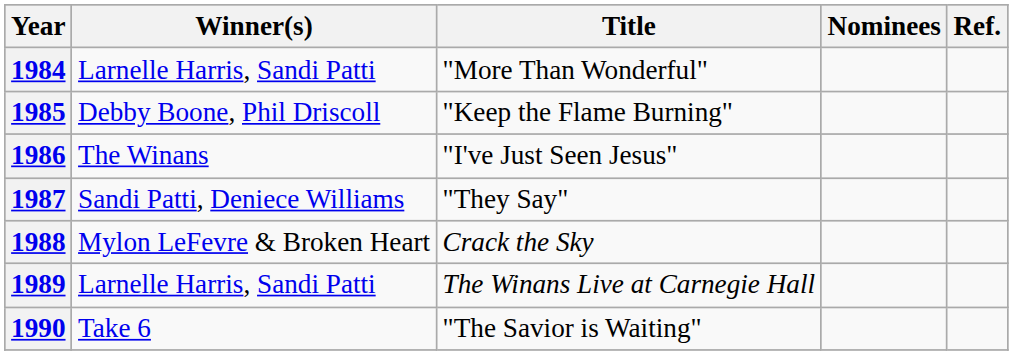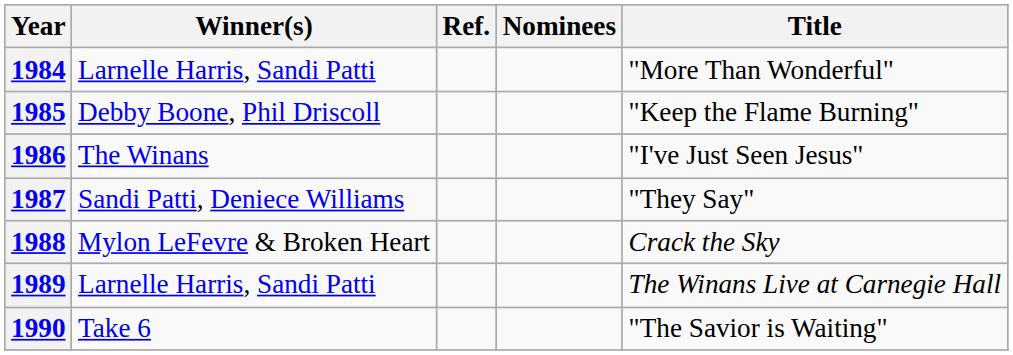columns swapped: (629, 26) <-> (977, 26)
